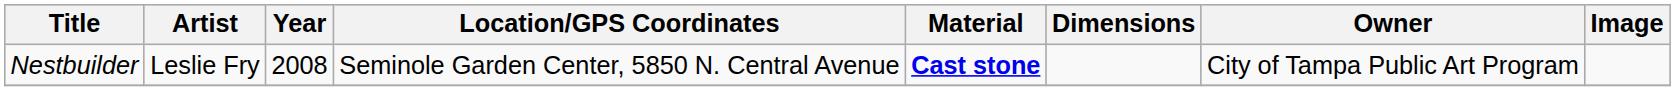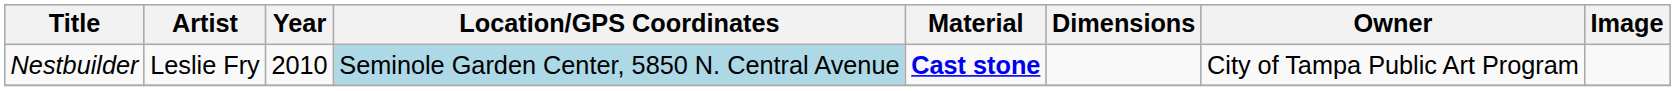(300, 64) 2008 -> (300, 64) 2010
(619, 64) no background -> (619, 64) lightblue background
